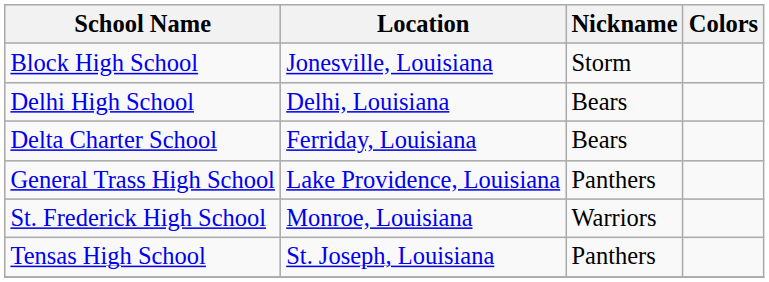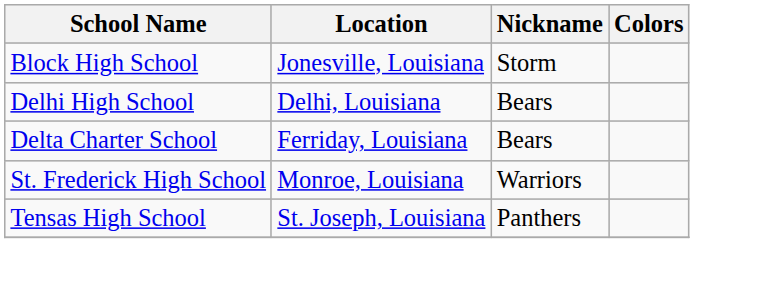- row: (143, 179)
